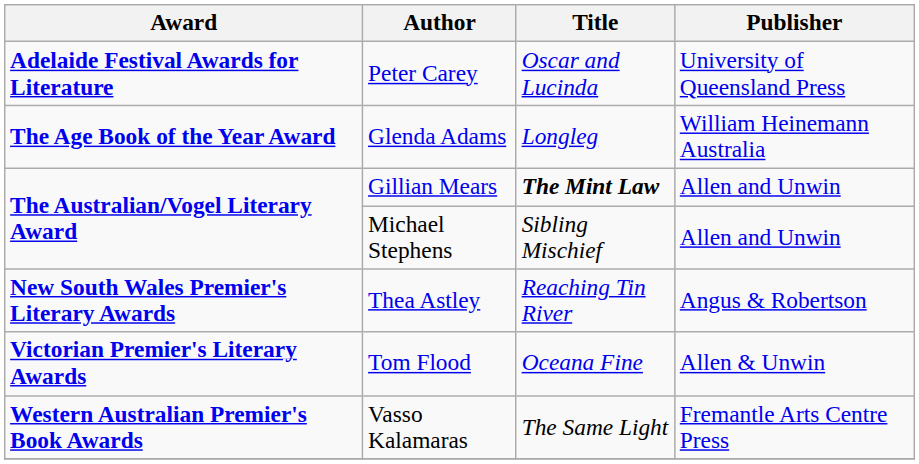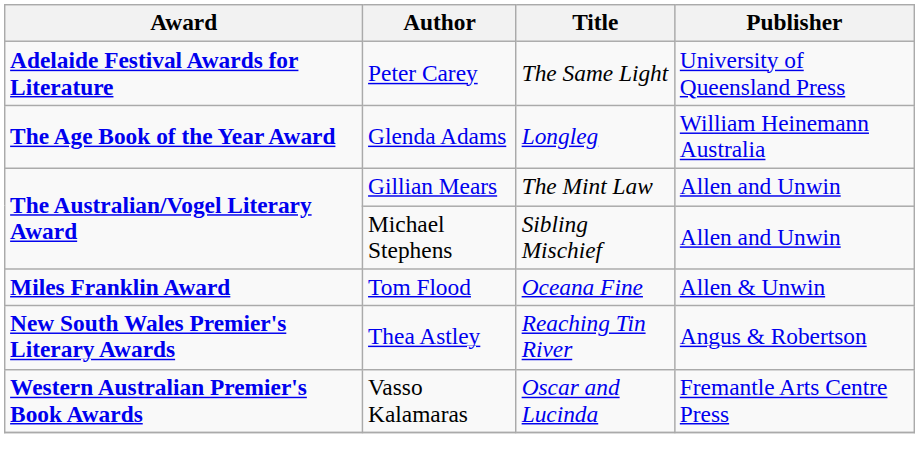(571, 73) Oscar and Lucinda -> (595, 73) The Same Light
(590, 186) bold -> (587, 186) normal
+ row: (120, 287)
- row: (153, 363)
(595, 426) The Same Light -> (571, 400) Oscar and Lucinda
